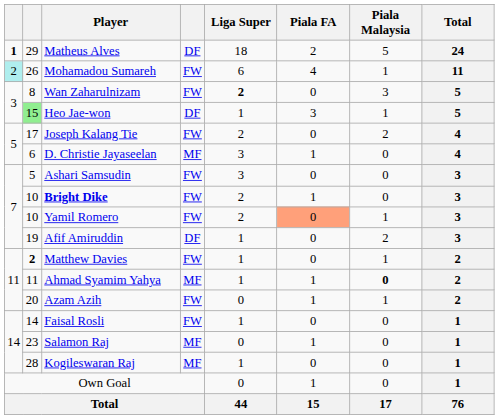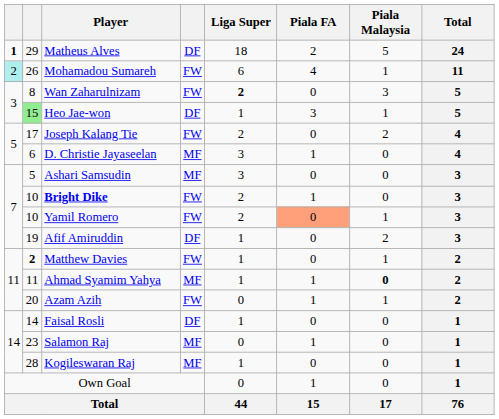(192, 175) FW -> (192, 175) MF
(192, 321) FW -> (192, 321) DF
